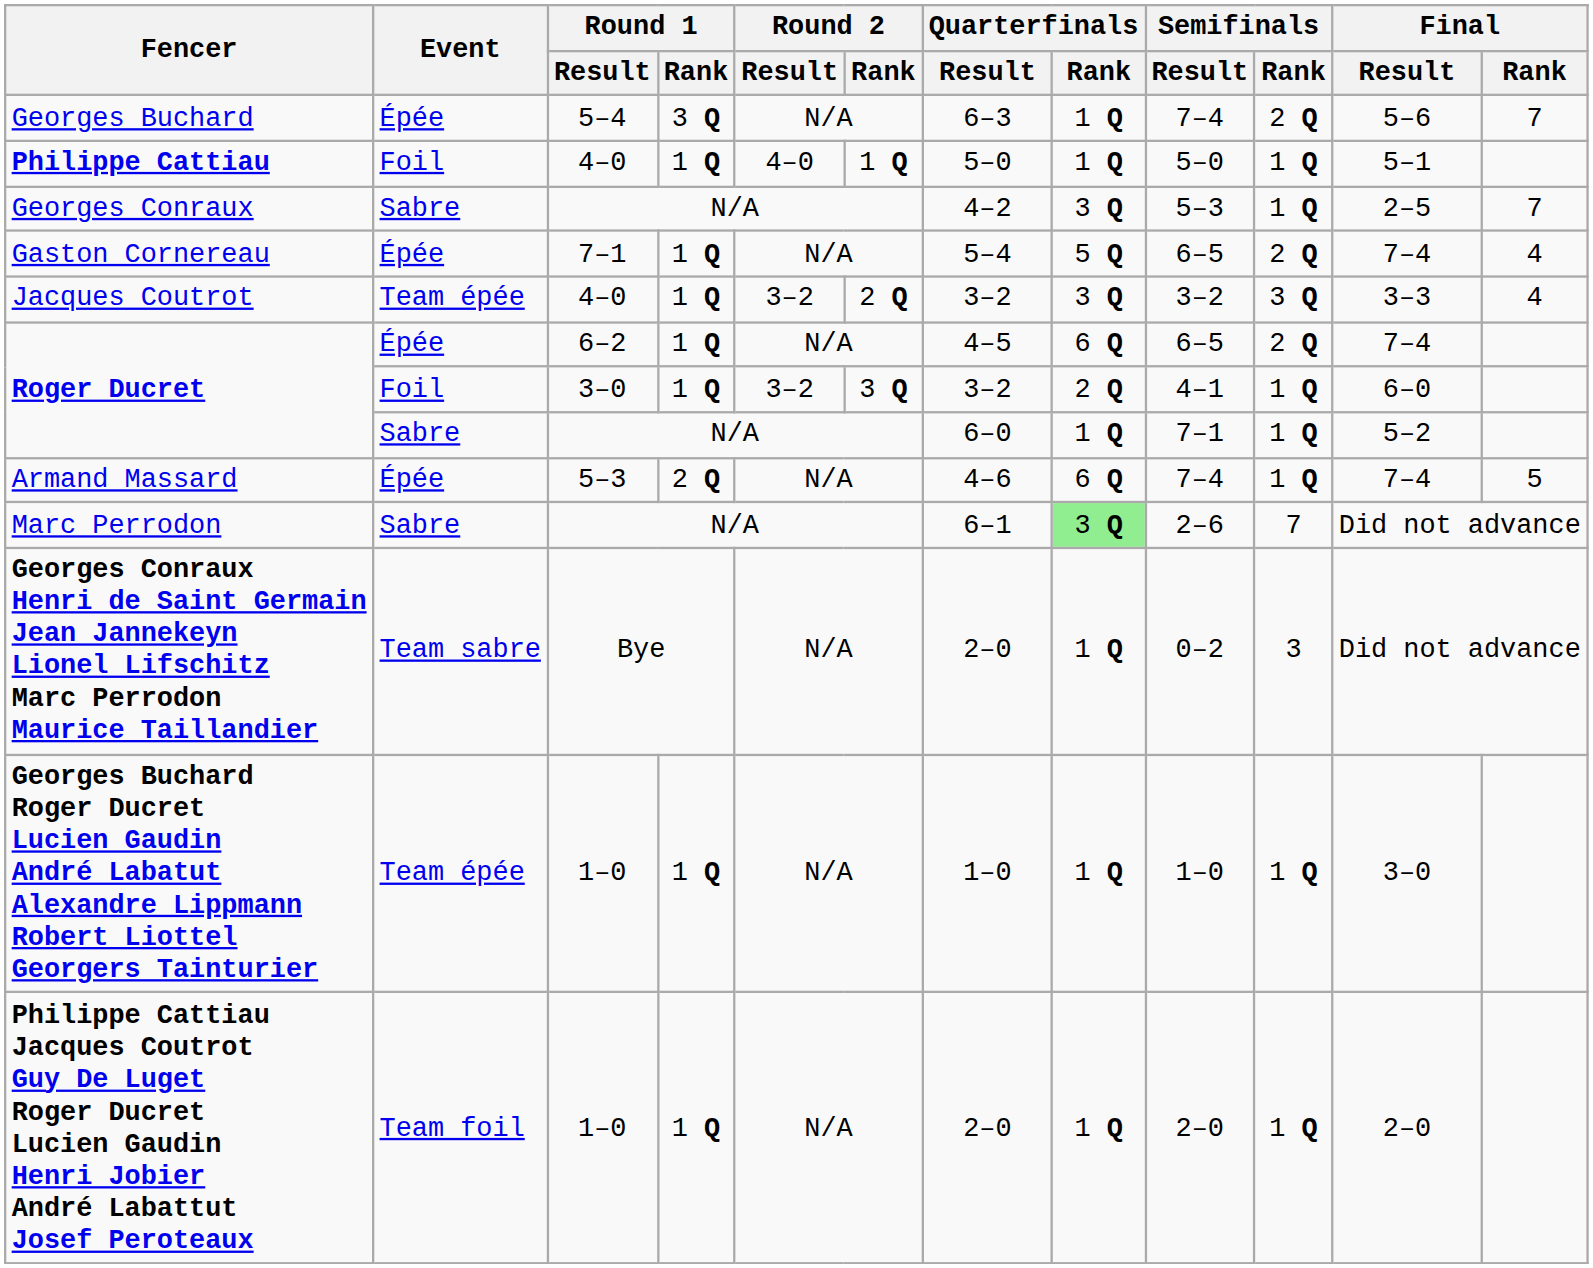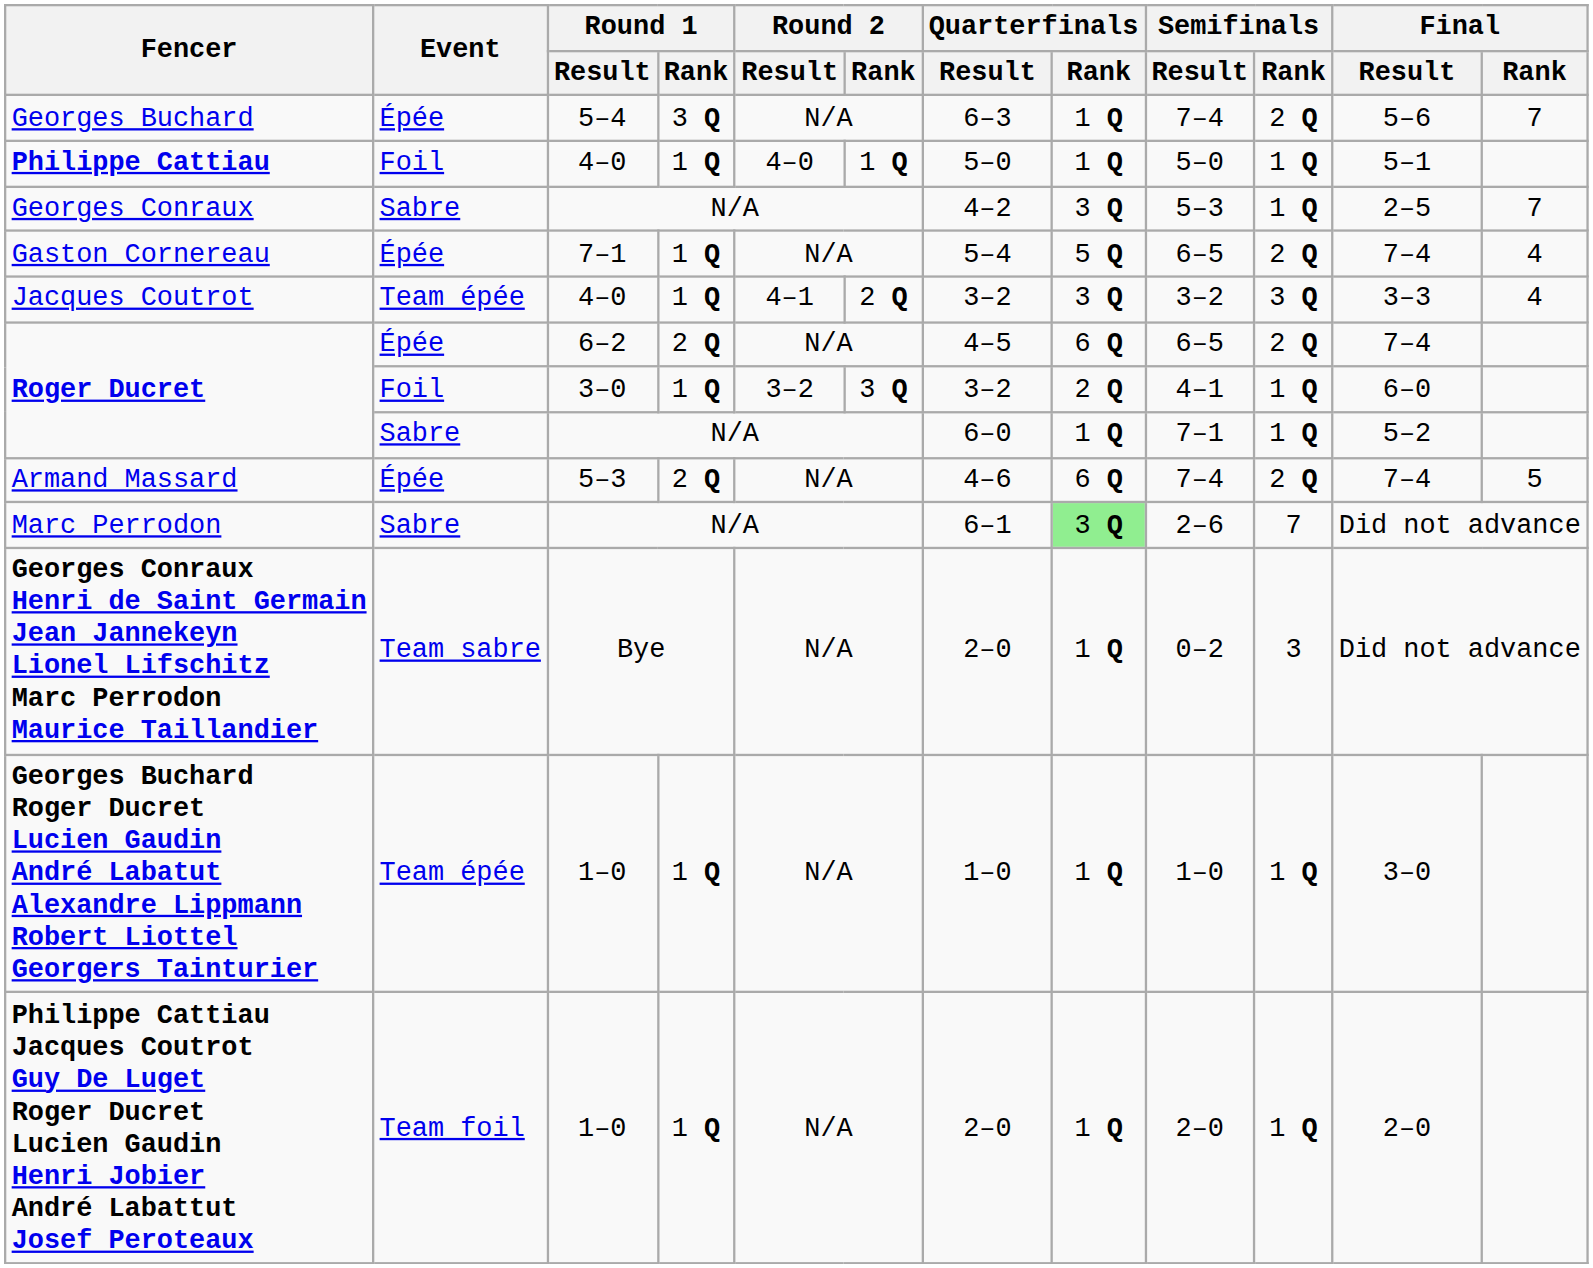(790, 299) 3–2 -> (790, 299) 4–1
(696, 344) 1 Q -> (696, 344) 2 Q
(1293, 480) 1 Q -> (1293, 480) 2 Q
